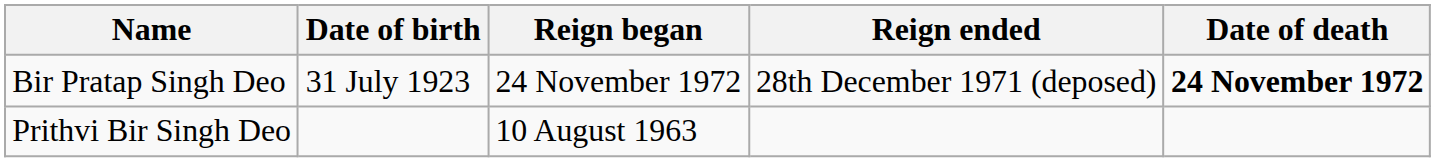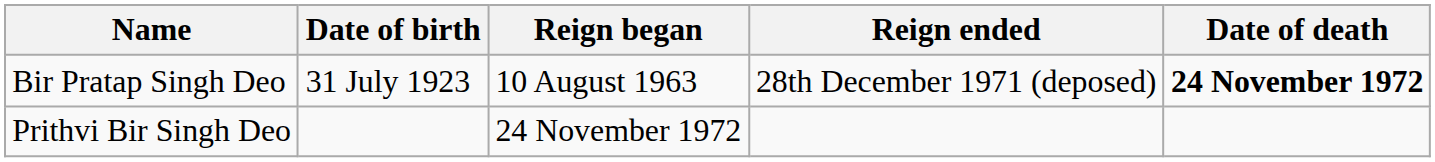(618, 80) 24 November 1972 -> (596, 80) 10 August 1963
(596, 130) 10 August 1963 -> (618, 130) 24 November 1972
